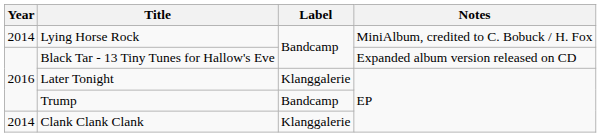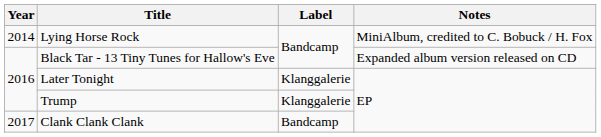(310, 100) Bandcamp -> (316, 100) Klanggalerie
(21, 121) 2014 -> (21, 121) 2017
(316, 121) Klanggalerie -> (310, 121) Bandcamp
